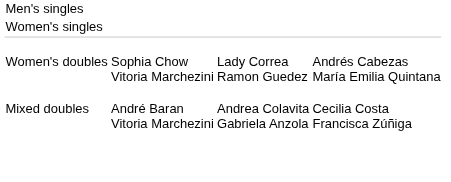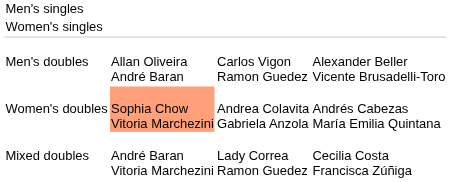+ row: (47, 62)
(162, 69) no background -> (162, 116) lightsalmon background
(262, 69) Lady Correa Ramon Guedez -> (263, 116) Andrea Colavita Gabriela Anzola
(263, 116) Andrea Colavita Gabriela Anzola -> (262, 163) Lady Correa Ramon Guedez
